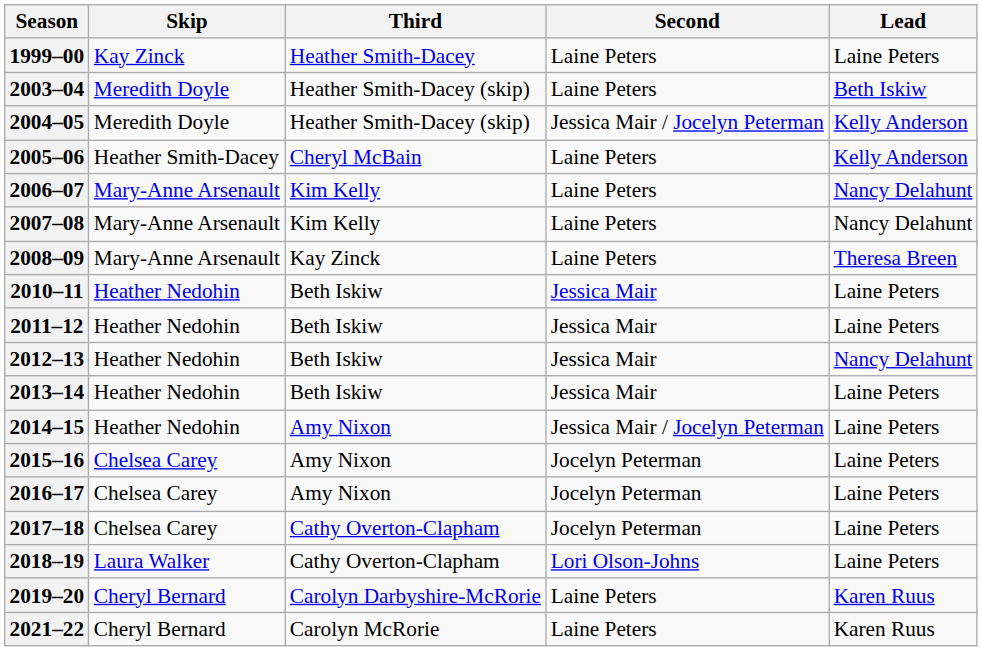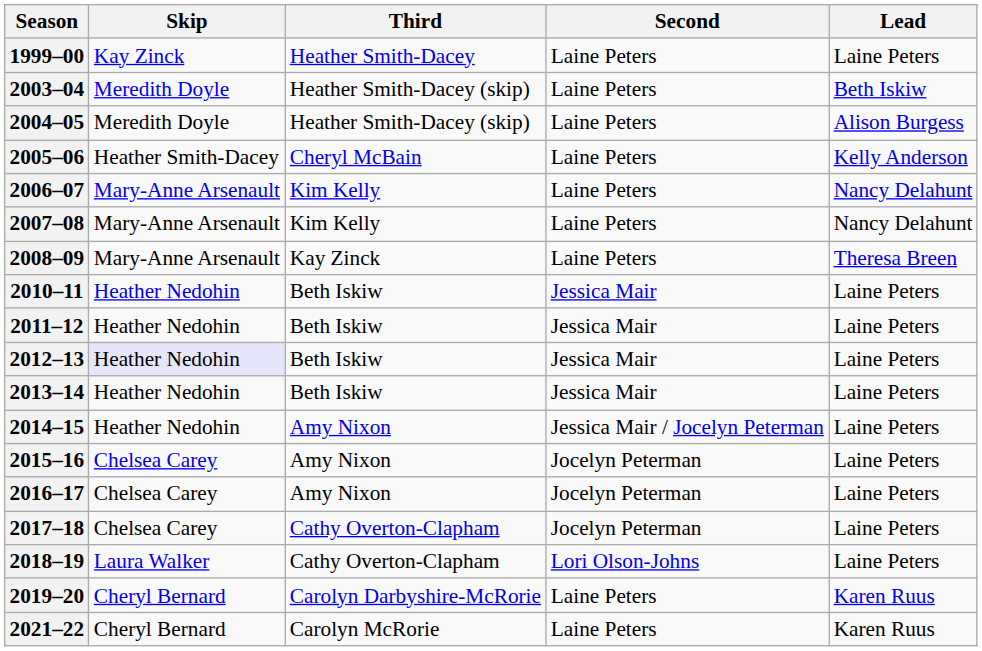(687, 122) Jessica Mair / Jocelyn Peterman -> (604, 122) Laine Peters
(901, 122) Kelly Anderson -> (899, 122) Alison Burgess
(167, 358) no background -> (167, 358) lavender background
(903, 358) Nancy Delahunt -> (887, 358) Laine Peters
